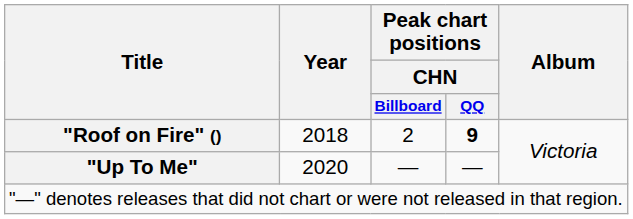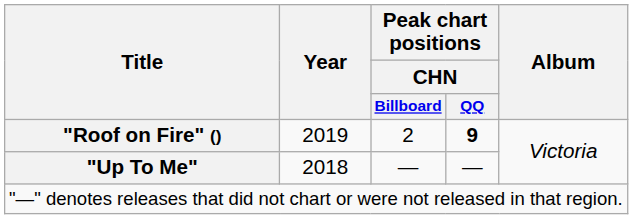(325, 135) 2018 -> (325, 135) 2019
(325, 167) 2020 -> (325, 167) 2018
